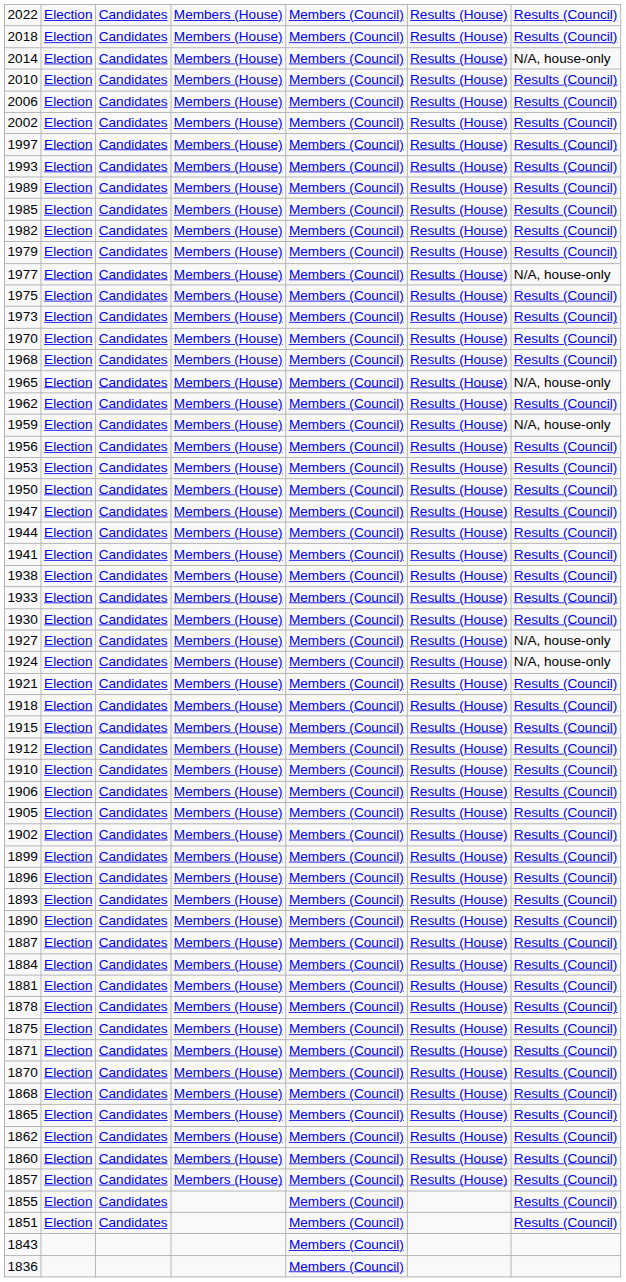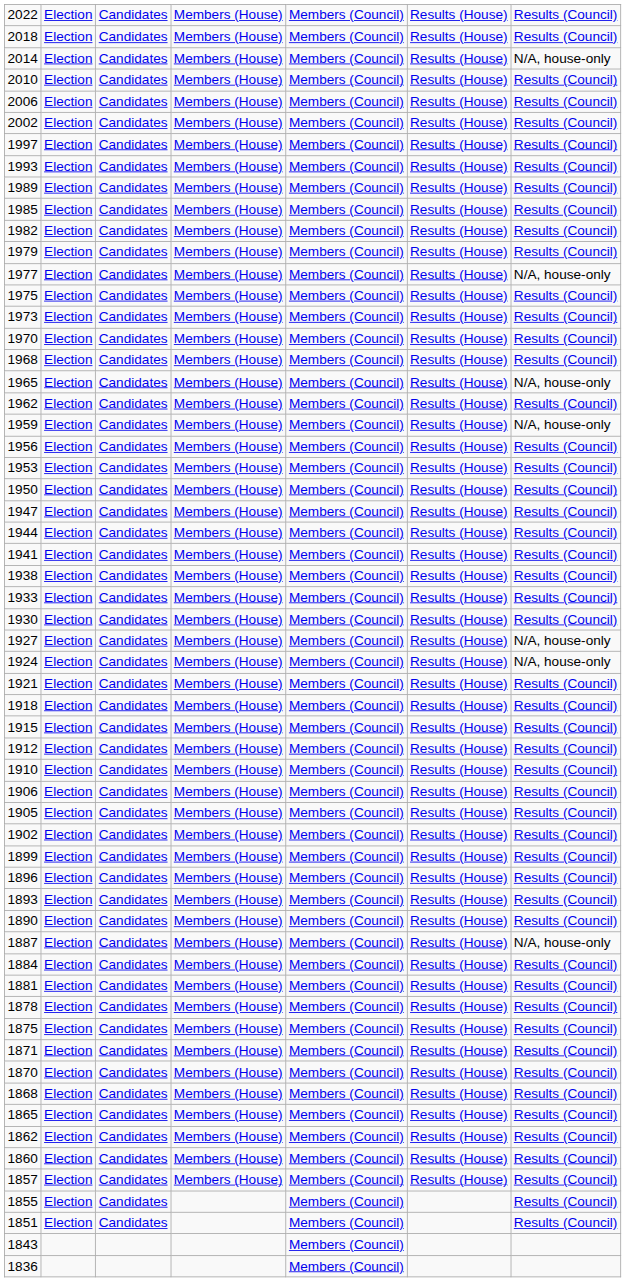(566, 942) Results (Council) -> (562, 942) N/A, house-only
